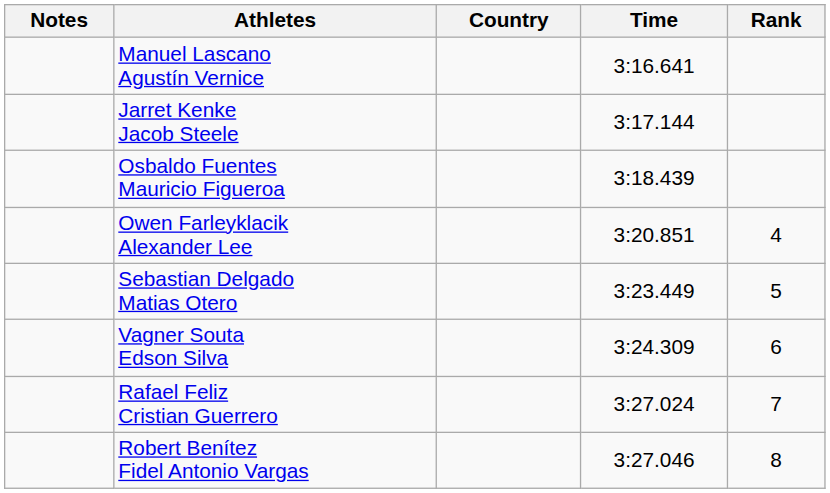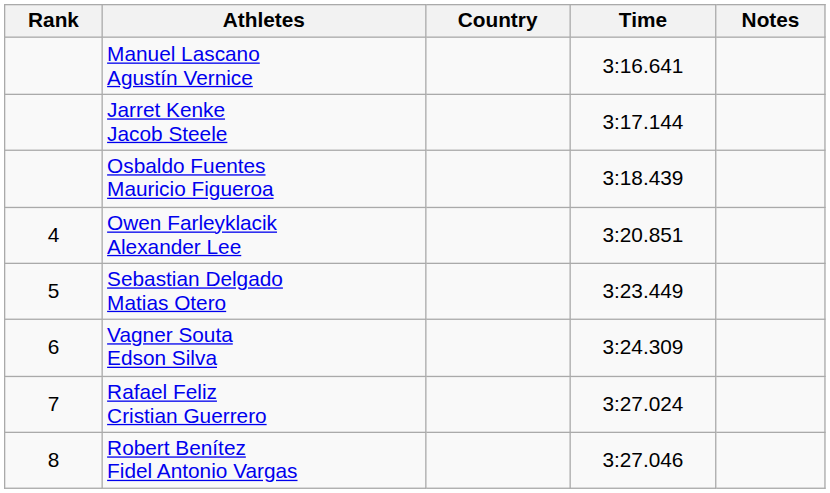columns swapped: (776, 20) <-> (59, 20)
